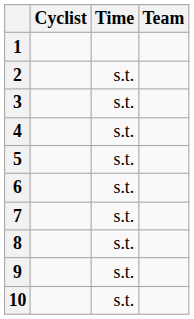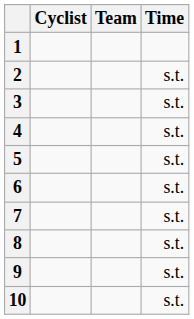columns swapped: (163, 18) <-> (115, 18)
